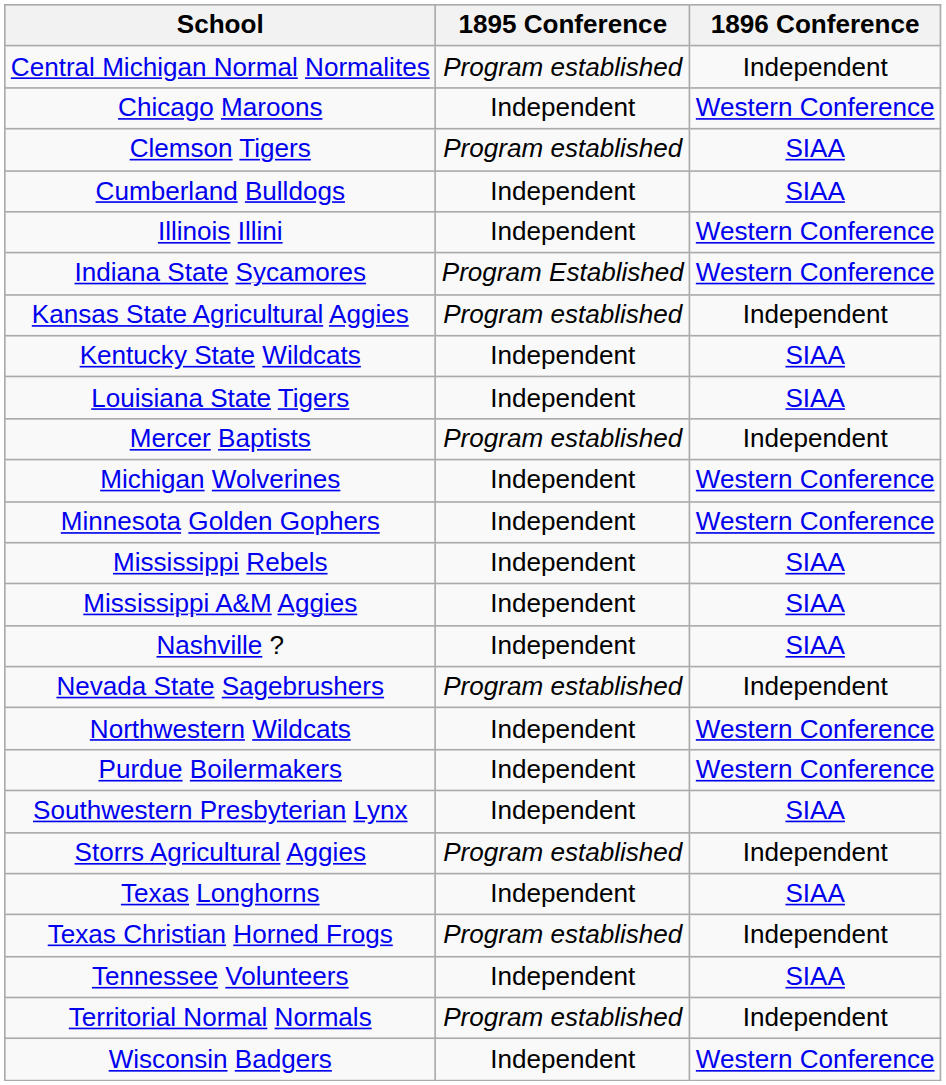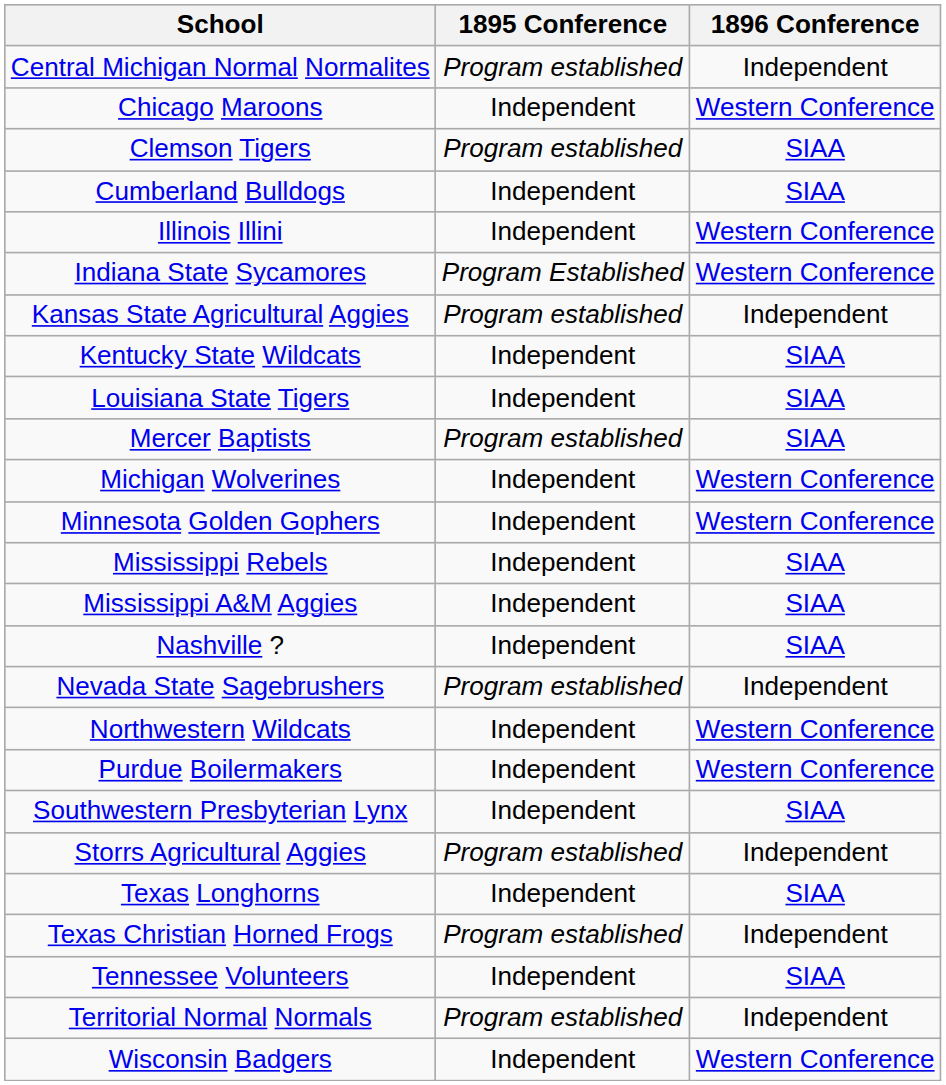(815, 438) Independent -> (815, 438) SIAA
